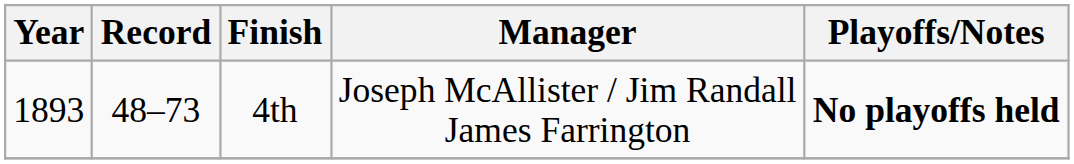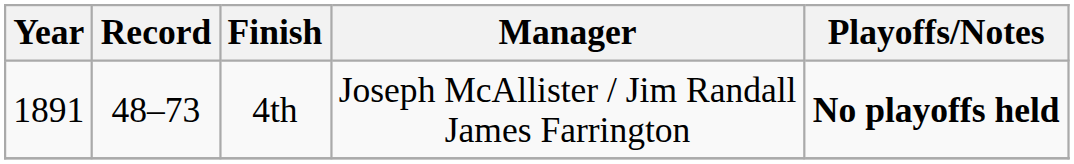(49, 108) 1893 -> (49, 108) 1891
